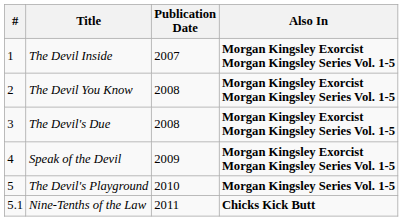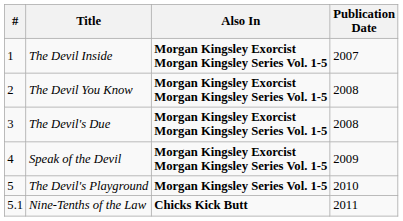columns swapped: (185, 21) <-> (308, 21)
